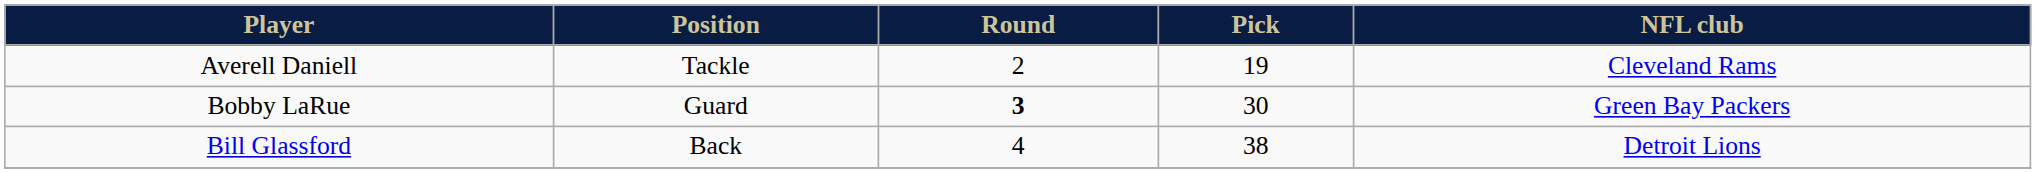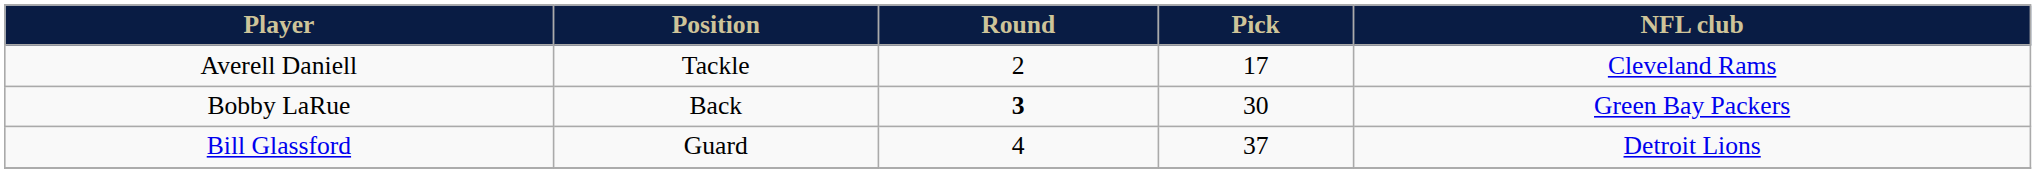(1256, 65) 19 -> (1256, 65) 17
(716, 106) Guard -> (716, 106) Back
(716, 146) Back -> (716, 146) Guard
(1256, 146) 38 -> (1256, 146) 37
